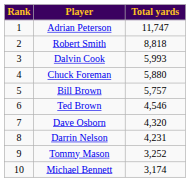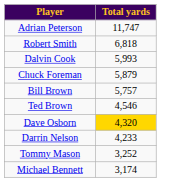- column: (19, 12)
(155, 43) 8,818 -> (126, 43) 6,818
(155, 75) 5,880 -> (126, 75) 5,879
(155, 122) no background -> (126, 122) gold background
(155, 138) 4,231 -> (126, 138) 4,233
